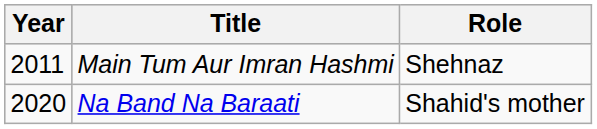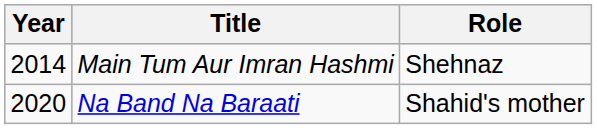(37, 63) 2011 -> (38, 63) 2014
